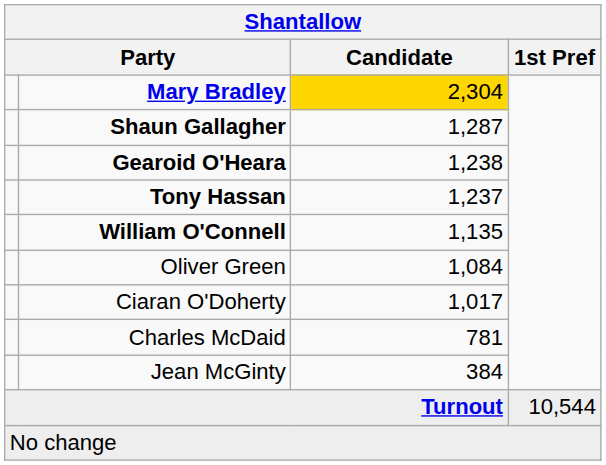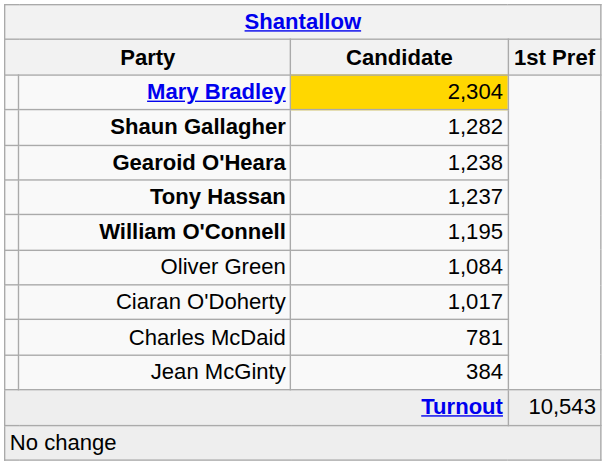(475, 127) 1,287 -> (475, 127) 1,282
(475, 232) 1,135 -> (475, 232) 1,195
(562, 407) 10,544 -> (562, 407) 10,543
